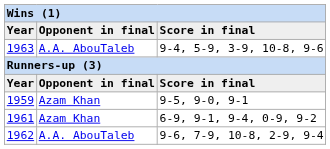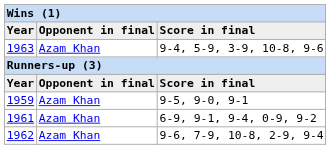(87, 48) A.A. AbouTaleb -> (69, 48) Azam Khan
(87, 136) A.A. AbouTaleb -> (69, 136) Azam Khan
